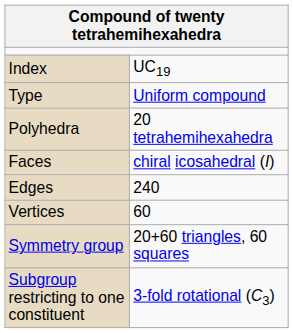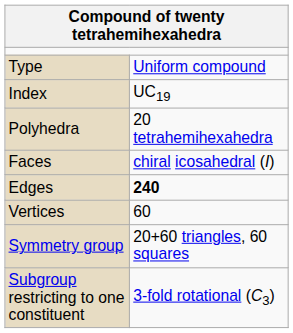rows swapped: (26, 95) <-> (28, 68)
(146, 187) normal -> (146, 187) bold
